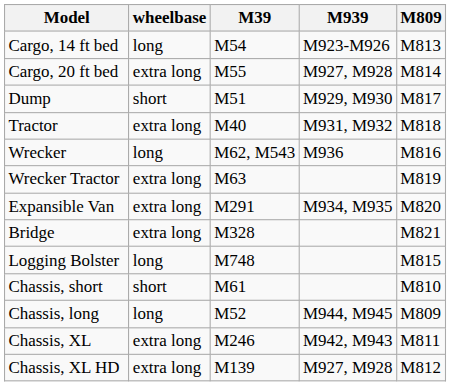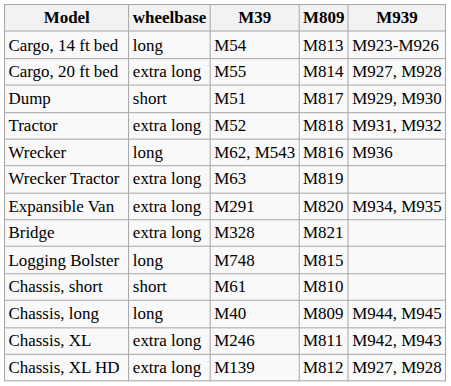columns swapped: (421, 17) <-> (348, 17)
(230, 125) M40 -> (230, 125) M52
(230, 313) M52 -> (230, 313) M40
